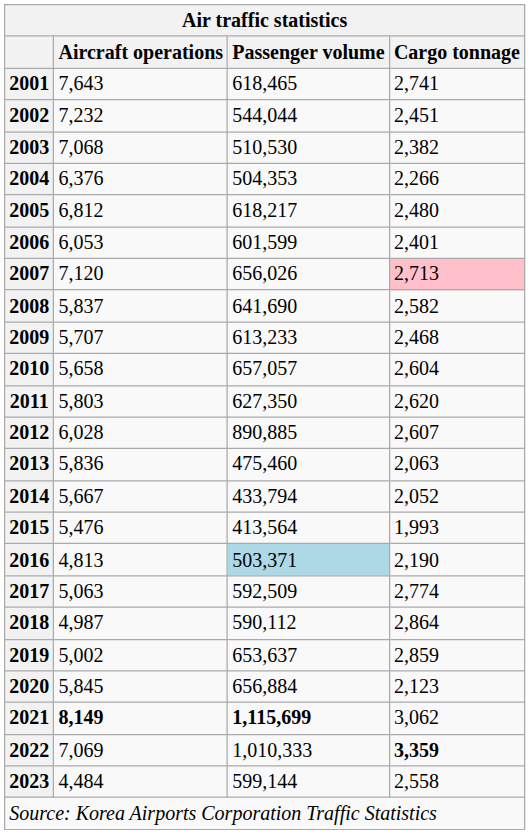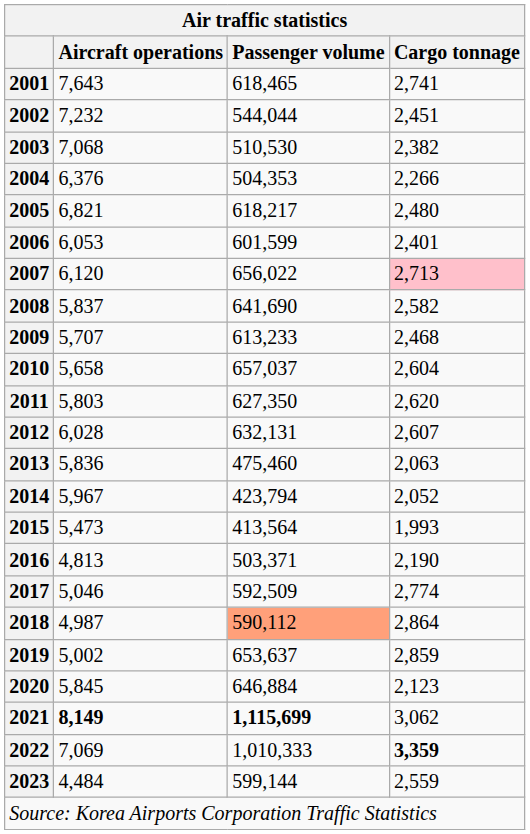(81, 210) 6,812 -> (81, 210) 6,821
(81, 274) 7,120 -> (81, 274) 6,120
(265, 274) 656,026 -> (265, 274) 656,022
(265, 369) 657,057 -> (265, 369) 657,037
(265, 432) 890,885 -> (265, 432) 632,131
(81, 496) 5,667 -> (81, 496) 5,967
(265, 496) 433,794 -> (265, 496) 423,794
(81, 527) 5,476 -> (81, 527) 5,473
(265, 559) lightblue background -> (265, 559) no background
(81, 591) 5,063 -> (81, 591) 5,046
(264, 623) no background -> (264, 623) lightsalmon background
(265, 686) 656,884 -> (265, 686) 646,884
(416, 781) 2,558 -> (416, 781) 2,559
